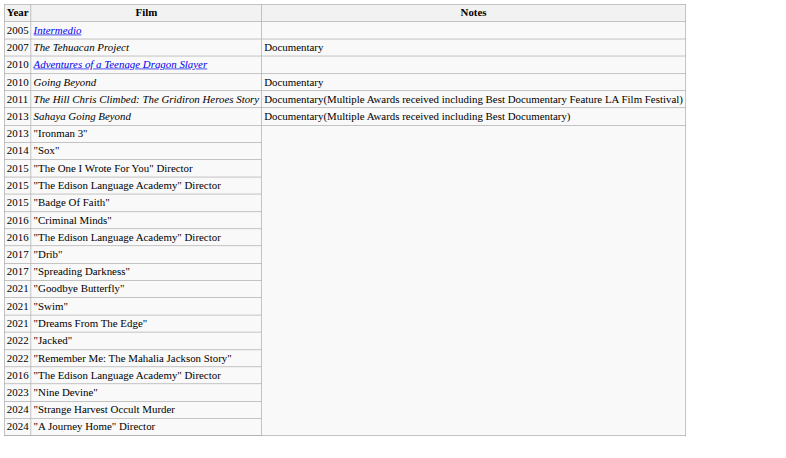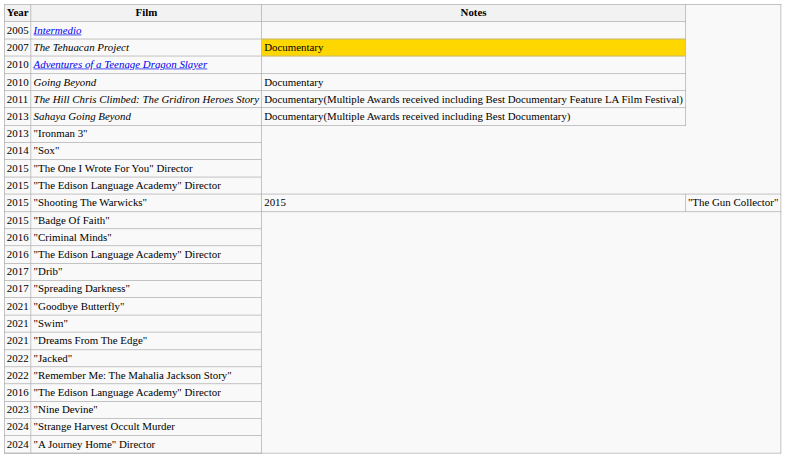(294, 47) no background -> (294, 47) gold background
+ row: (18, 202)
